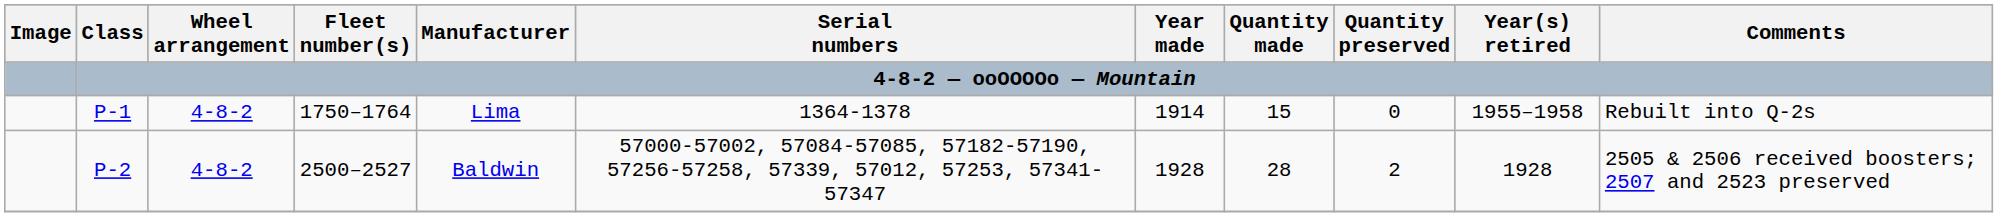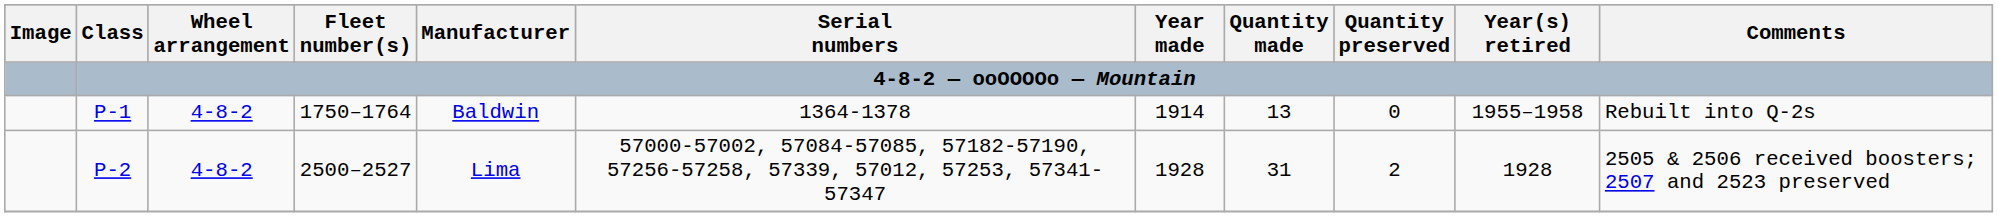(496, 113) Lima -> (496, 113) Baldwin
(1279, 113) 15 -> (1279, 113) 13
(496, 170) Baldwin -> (496, 170) Lima
(1279, 170) 28 -> (1279, 170) 31
